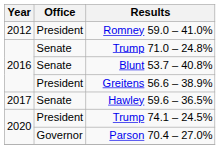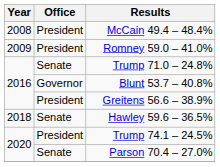+ row: (160, 30)
(19, 30) 2012 -> (19, 48) 2009
(54, 65) Senate -> (60, 83) Governor
(19, 100) 2017 -> (19, 118) 2018
(60, 135) Governor -> (54, 153) Senate
